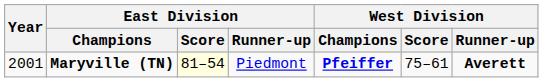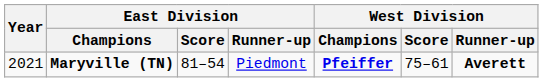(26, 64) 2001 -> (26, 64) 2021
(203, 64) lightyellow background -> (203, 64) no background
